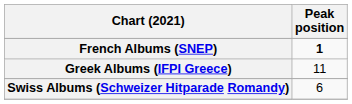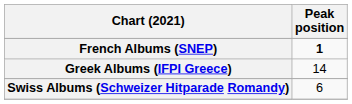(320, 68) 11 -> (320, 68) 14
